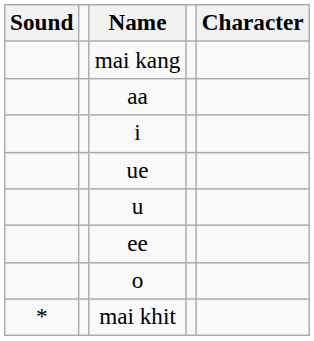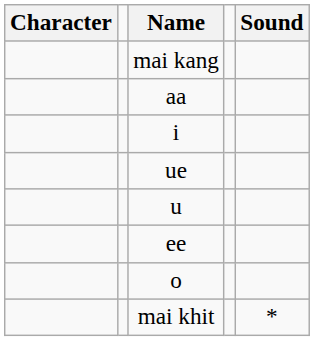columns swapped: (253, 22) <-> (42, 22)
